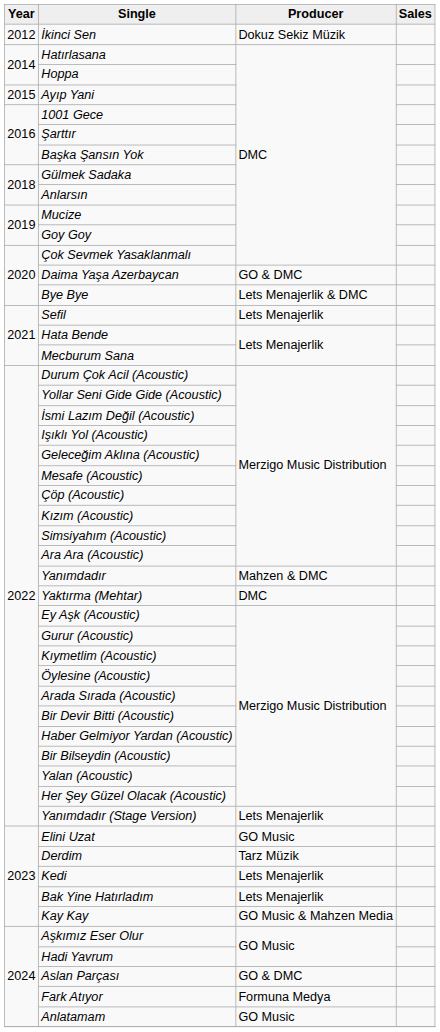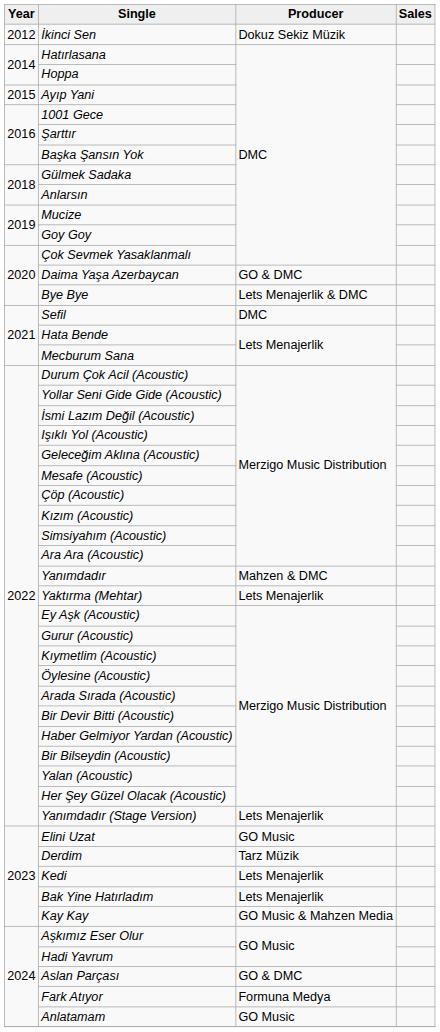(281, 315) Lets Menajerlik -> (253, 315) DMC
(253, 595) DMC -> (281, 595) Lets Menajerlik
